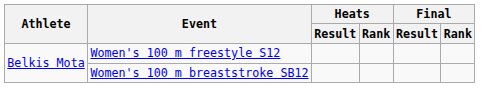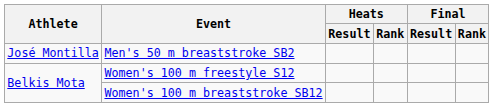+ row: (199, 53)
